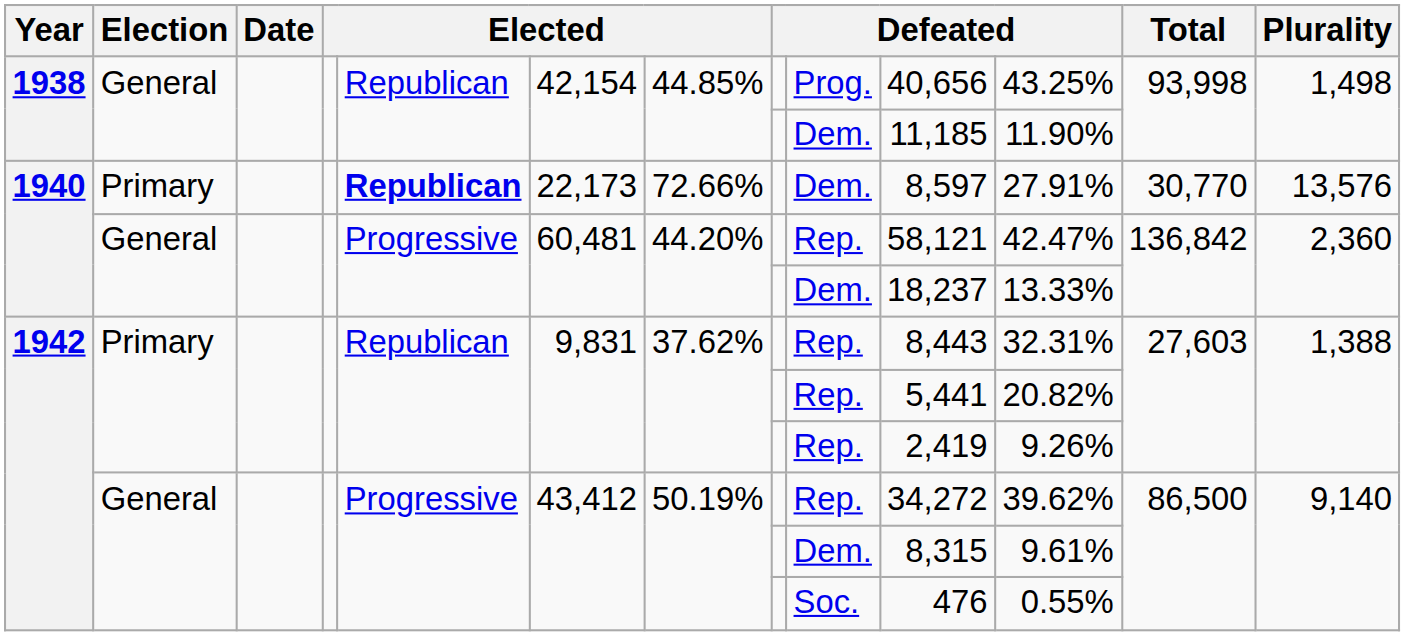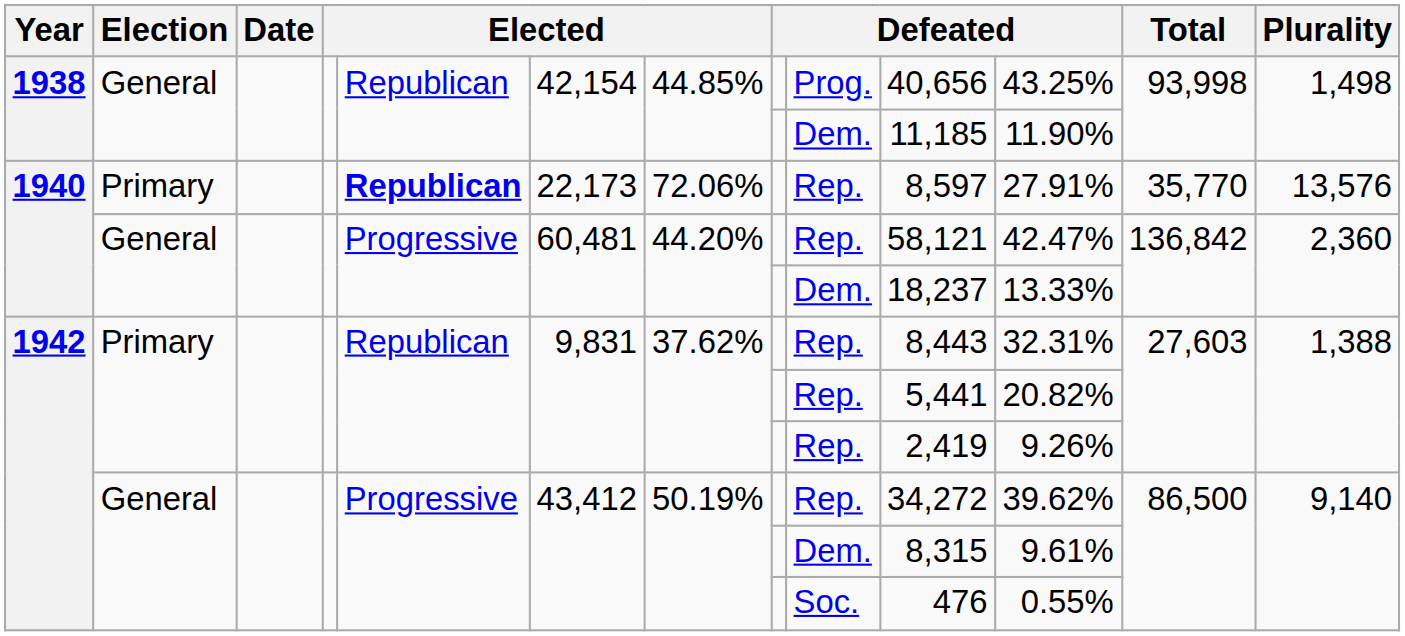(708, 186) 72.66% -> (708, 186) 72.06%
(833, 186) Dem. -> (828, 186) Rep.
(1197, 186) 30,770 -> (1197, 186) 35,770
